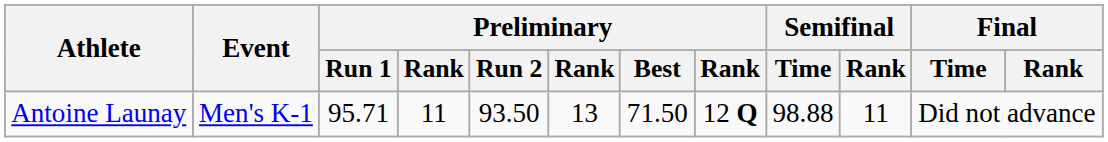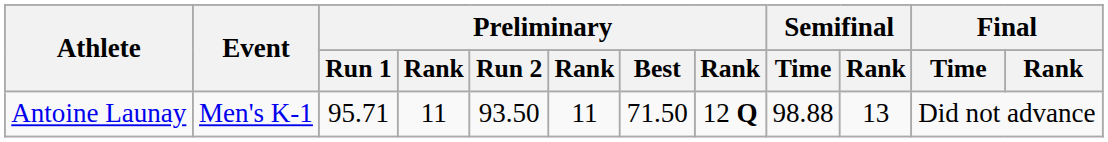(584, 114) 13 -> (584, 114) 11
(876, 114) 11 -> (876, 114) 13
